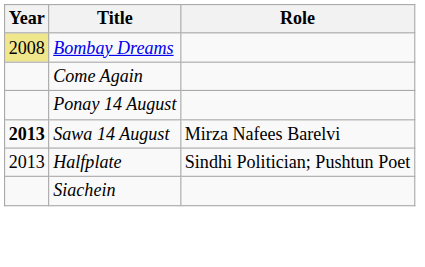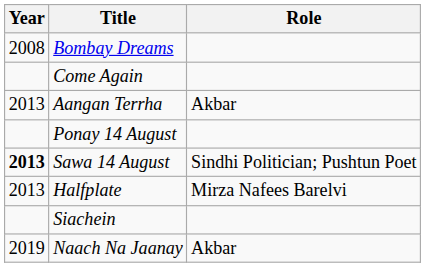(27, 47) khaki background -> (27, 47) no background
+ row: (108, 104)
(263, 133) Mirza Nafees Barelvi -> (304, 162) Sindhi Politician; Pushtun Poet
(298, 162) Sindhi Politician; Pushtun Poet -> (269, 190) Mirza Nafees Barelvi
+ row: (118, 248)
